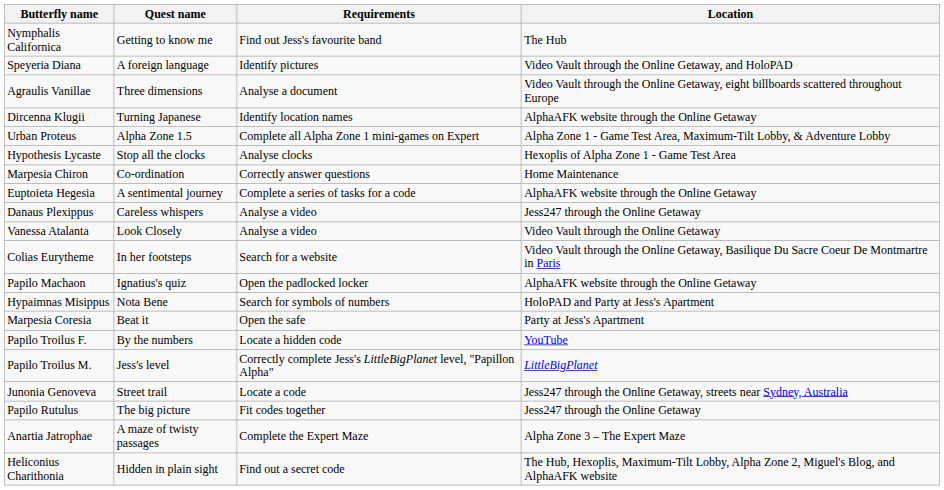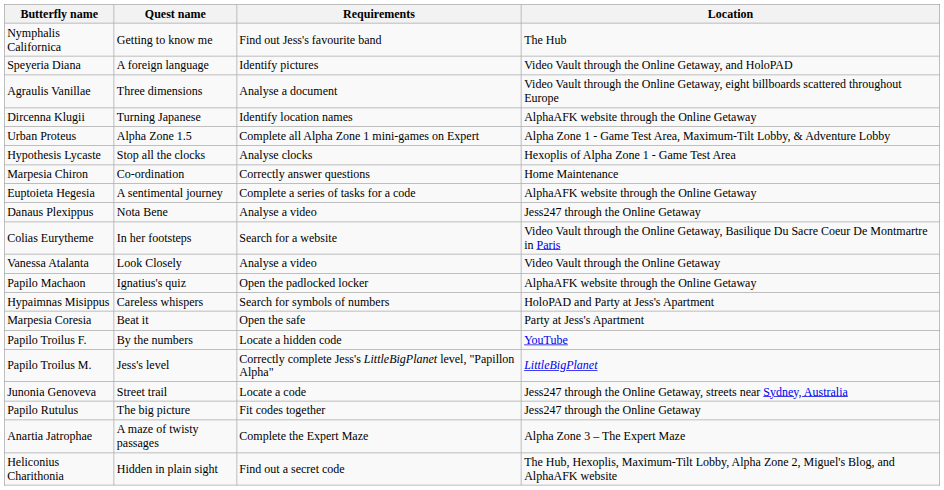(160, 212) Careless whispers -> (142, 212) Nota Bene
rows swapped: (50, 257) <-> (48, 231)
(142, 301) Nota Bene -> (160, 301) Careless whispers
